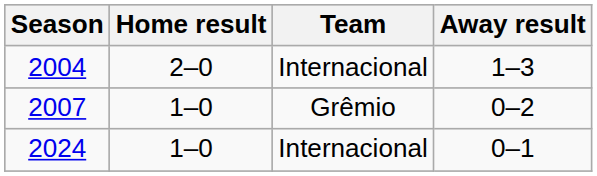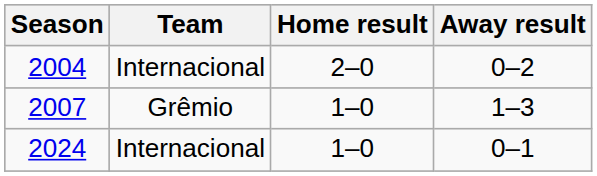columns swapped: (353, 25) <-> (191, 25)
(513, 66) 1–3 -> (513, 66) 0–2
(513, 107) 0–2 -> (513, 107) 1–3
